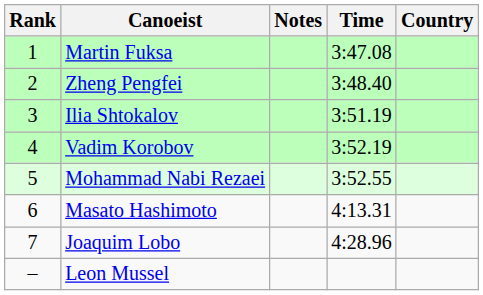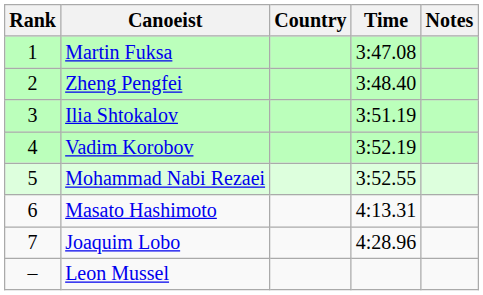columns swapped: (437, 20) <-> (298, 20)
